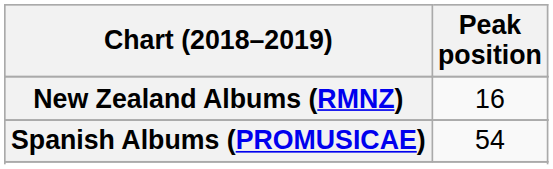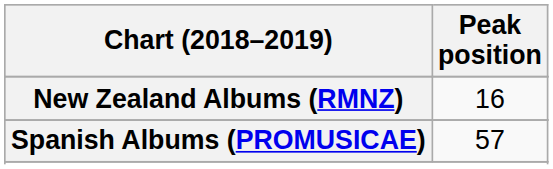(490, 140) 54 -> (490, 140) 57
